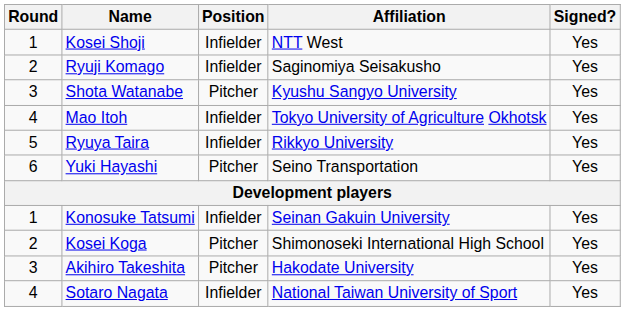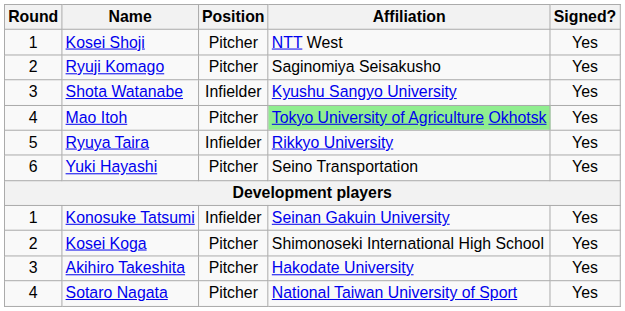(233, 42) Infielder -> (233, 42) Pitcher
(233, 67) Infielder -> (233, 67) Pitcher
(233, 92) Pitcher -> (233, 92) Infielder
(233, 117) Infielder -> (233, 117) Pitcher
(409, 117) no background -> (409, 117) lightgreen background
(233, 293) Infielder -> (233, 293) Pitcher
